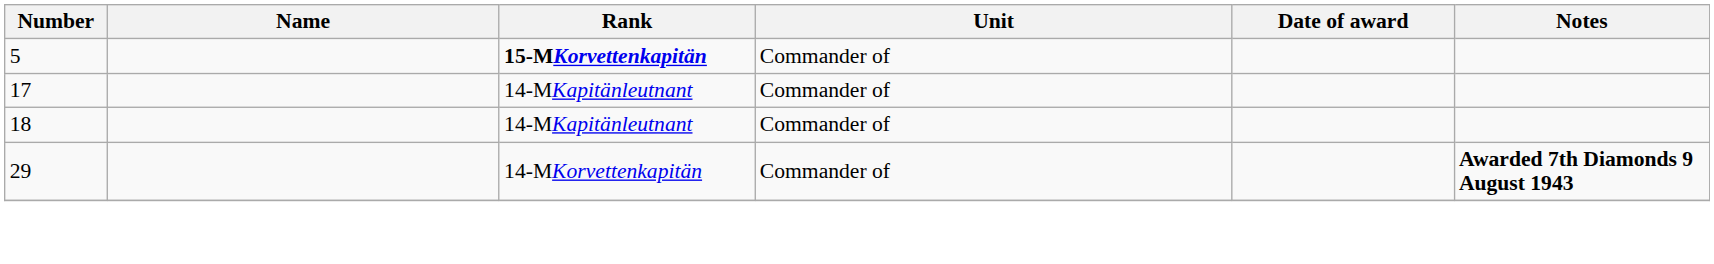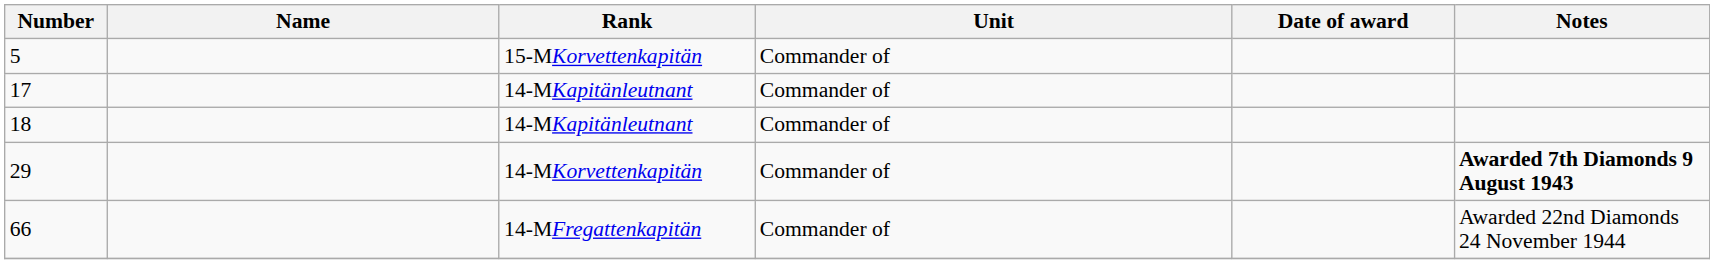(605, 55) bold -> (603, 55) normal
+ row: (20, 229)
